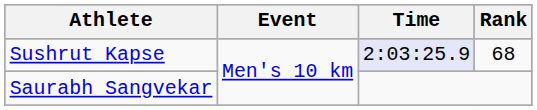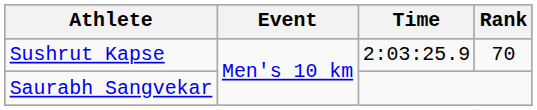(416, 55) lavender background -> (416, 55) no background
(504, 55) 68 -> (504, 55) 70
